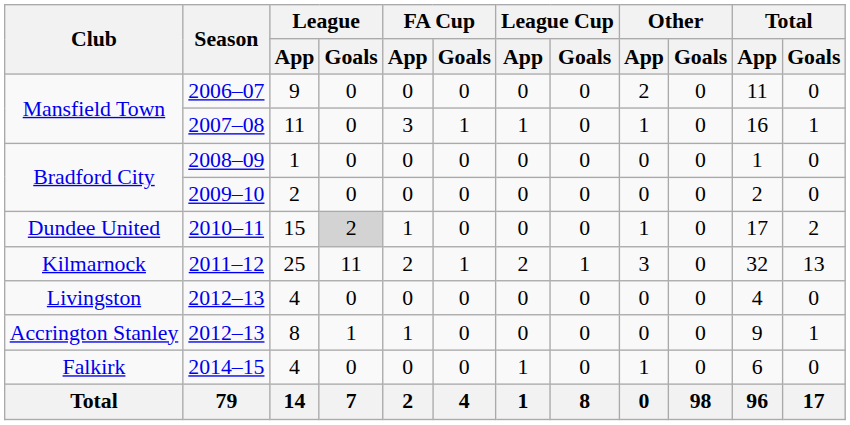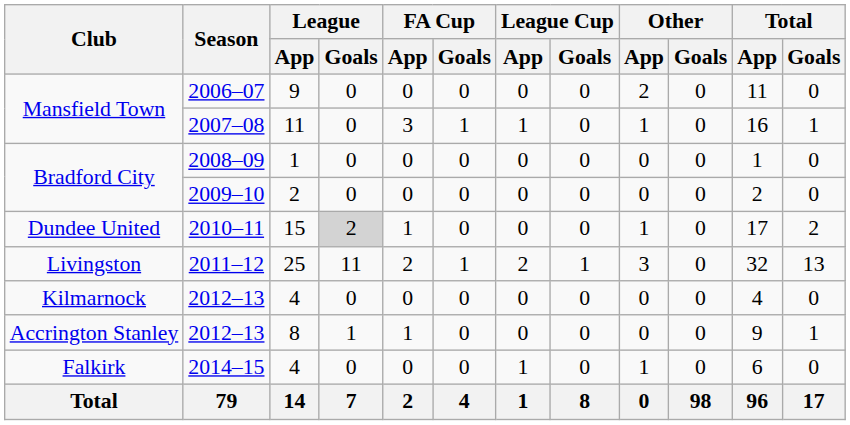(94, 263) Kilmarnock -> (94, 263) Livingston
(94, 297) Livingston -> (94, 297) Kilmarnock
